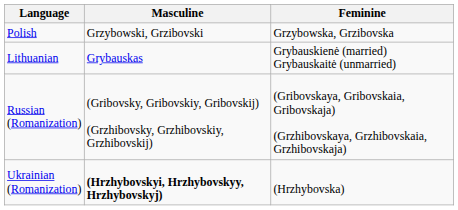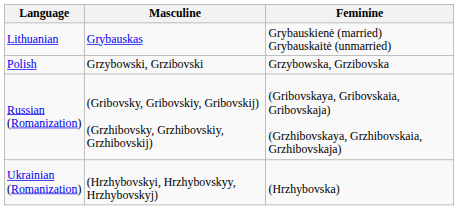rows swapped: (22, 32) <-> (33, 58)
(165, 188) bold -> (161, 188) normal
